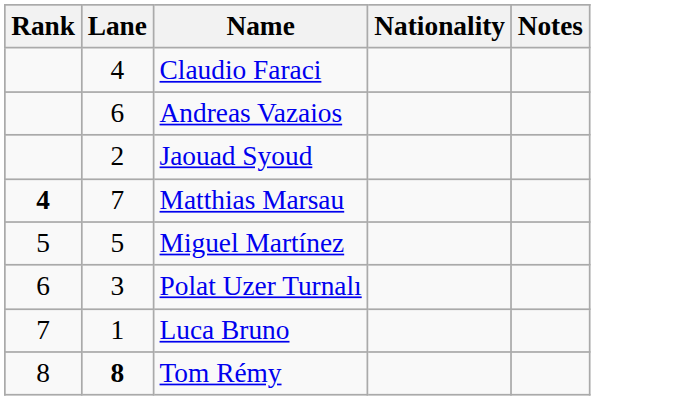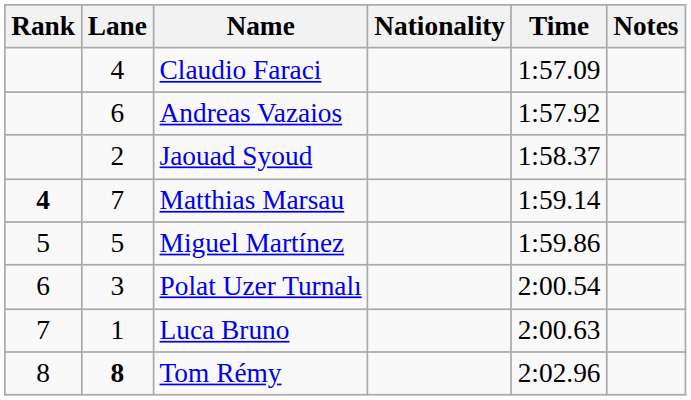+ column: (559, 26)
